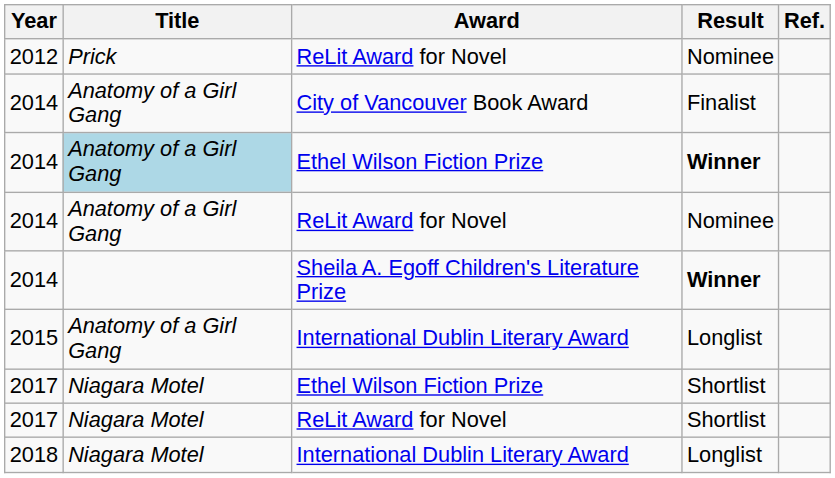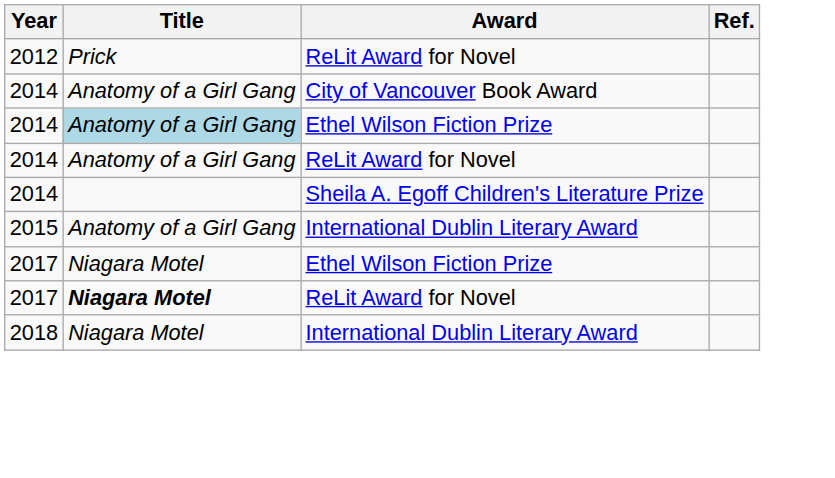- column: (730, 21)
(136, 420) normal -> (139, 297) bold
